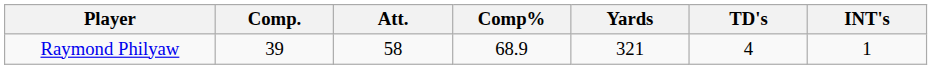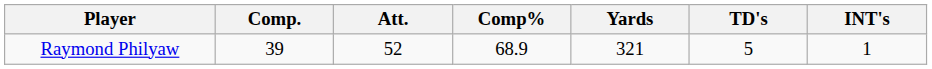(393, 49) 58 -> (393, 49) 52
(749, 49) 4 -> (749, 49) 5
